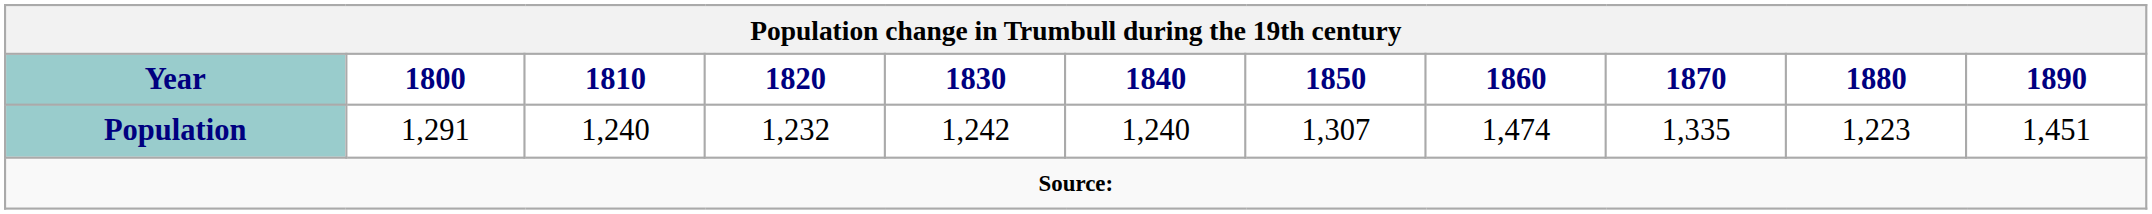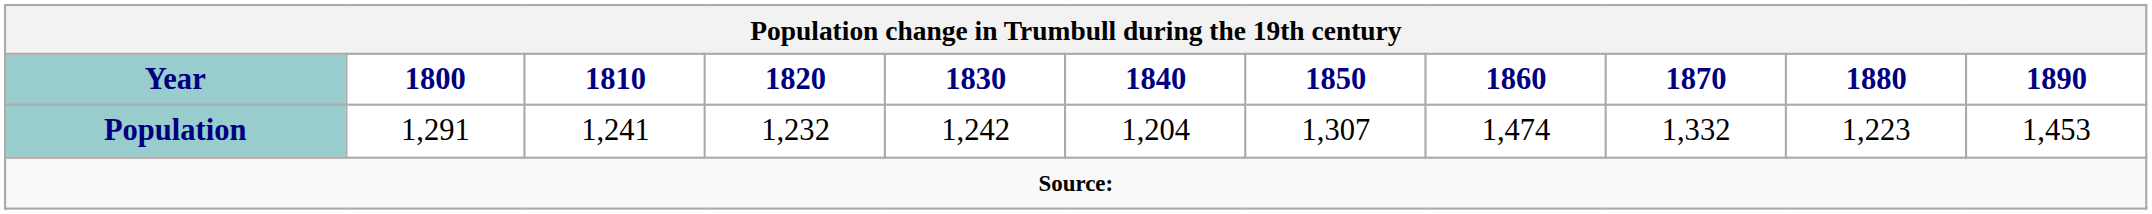(615, 130) 1,240 -> (615, 130) 1,241
(1156, 130) 1,240 -> (1156, 130) 1,204
(1696, 130) 1,335 -> (1696, 130) 1,332
(2056, 130) 1,451 -> (2056, 130) 1,453
